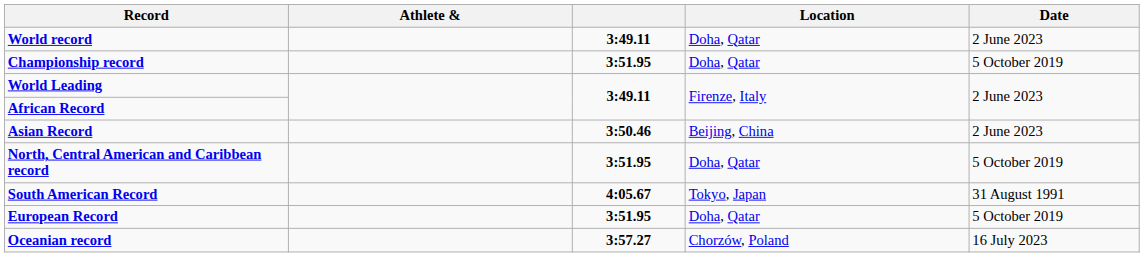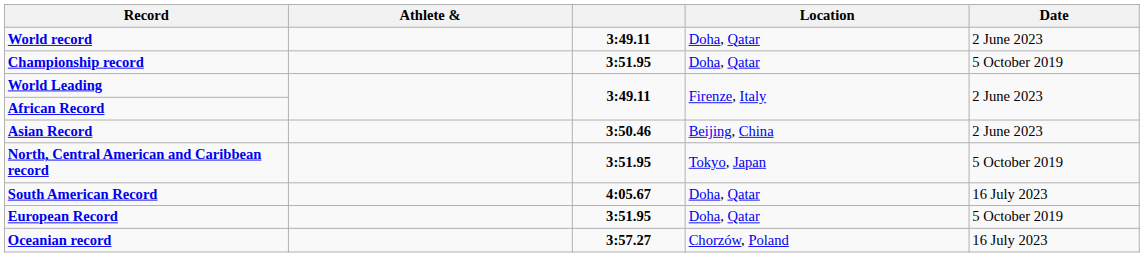(724, 162) Doha, Qatar -> (727, 162) Tokyo, Japan
(727, 194) Tokyo, Japan -> (724, 194) Doha, Qatar
(1018, 194) 31 August 1991 -> (1010, 194) 16 July 2023
